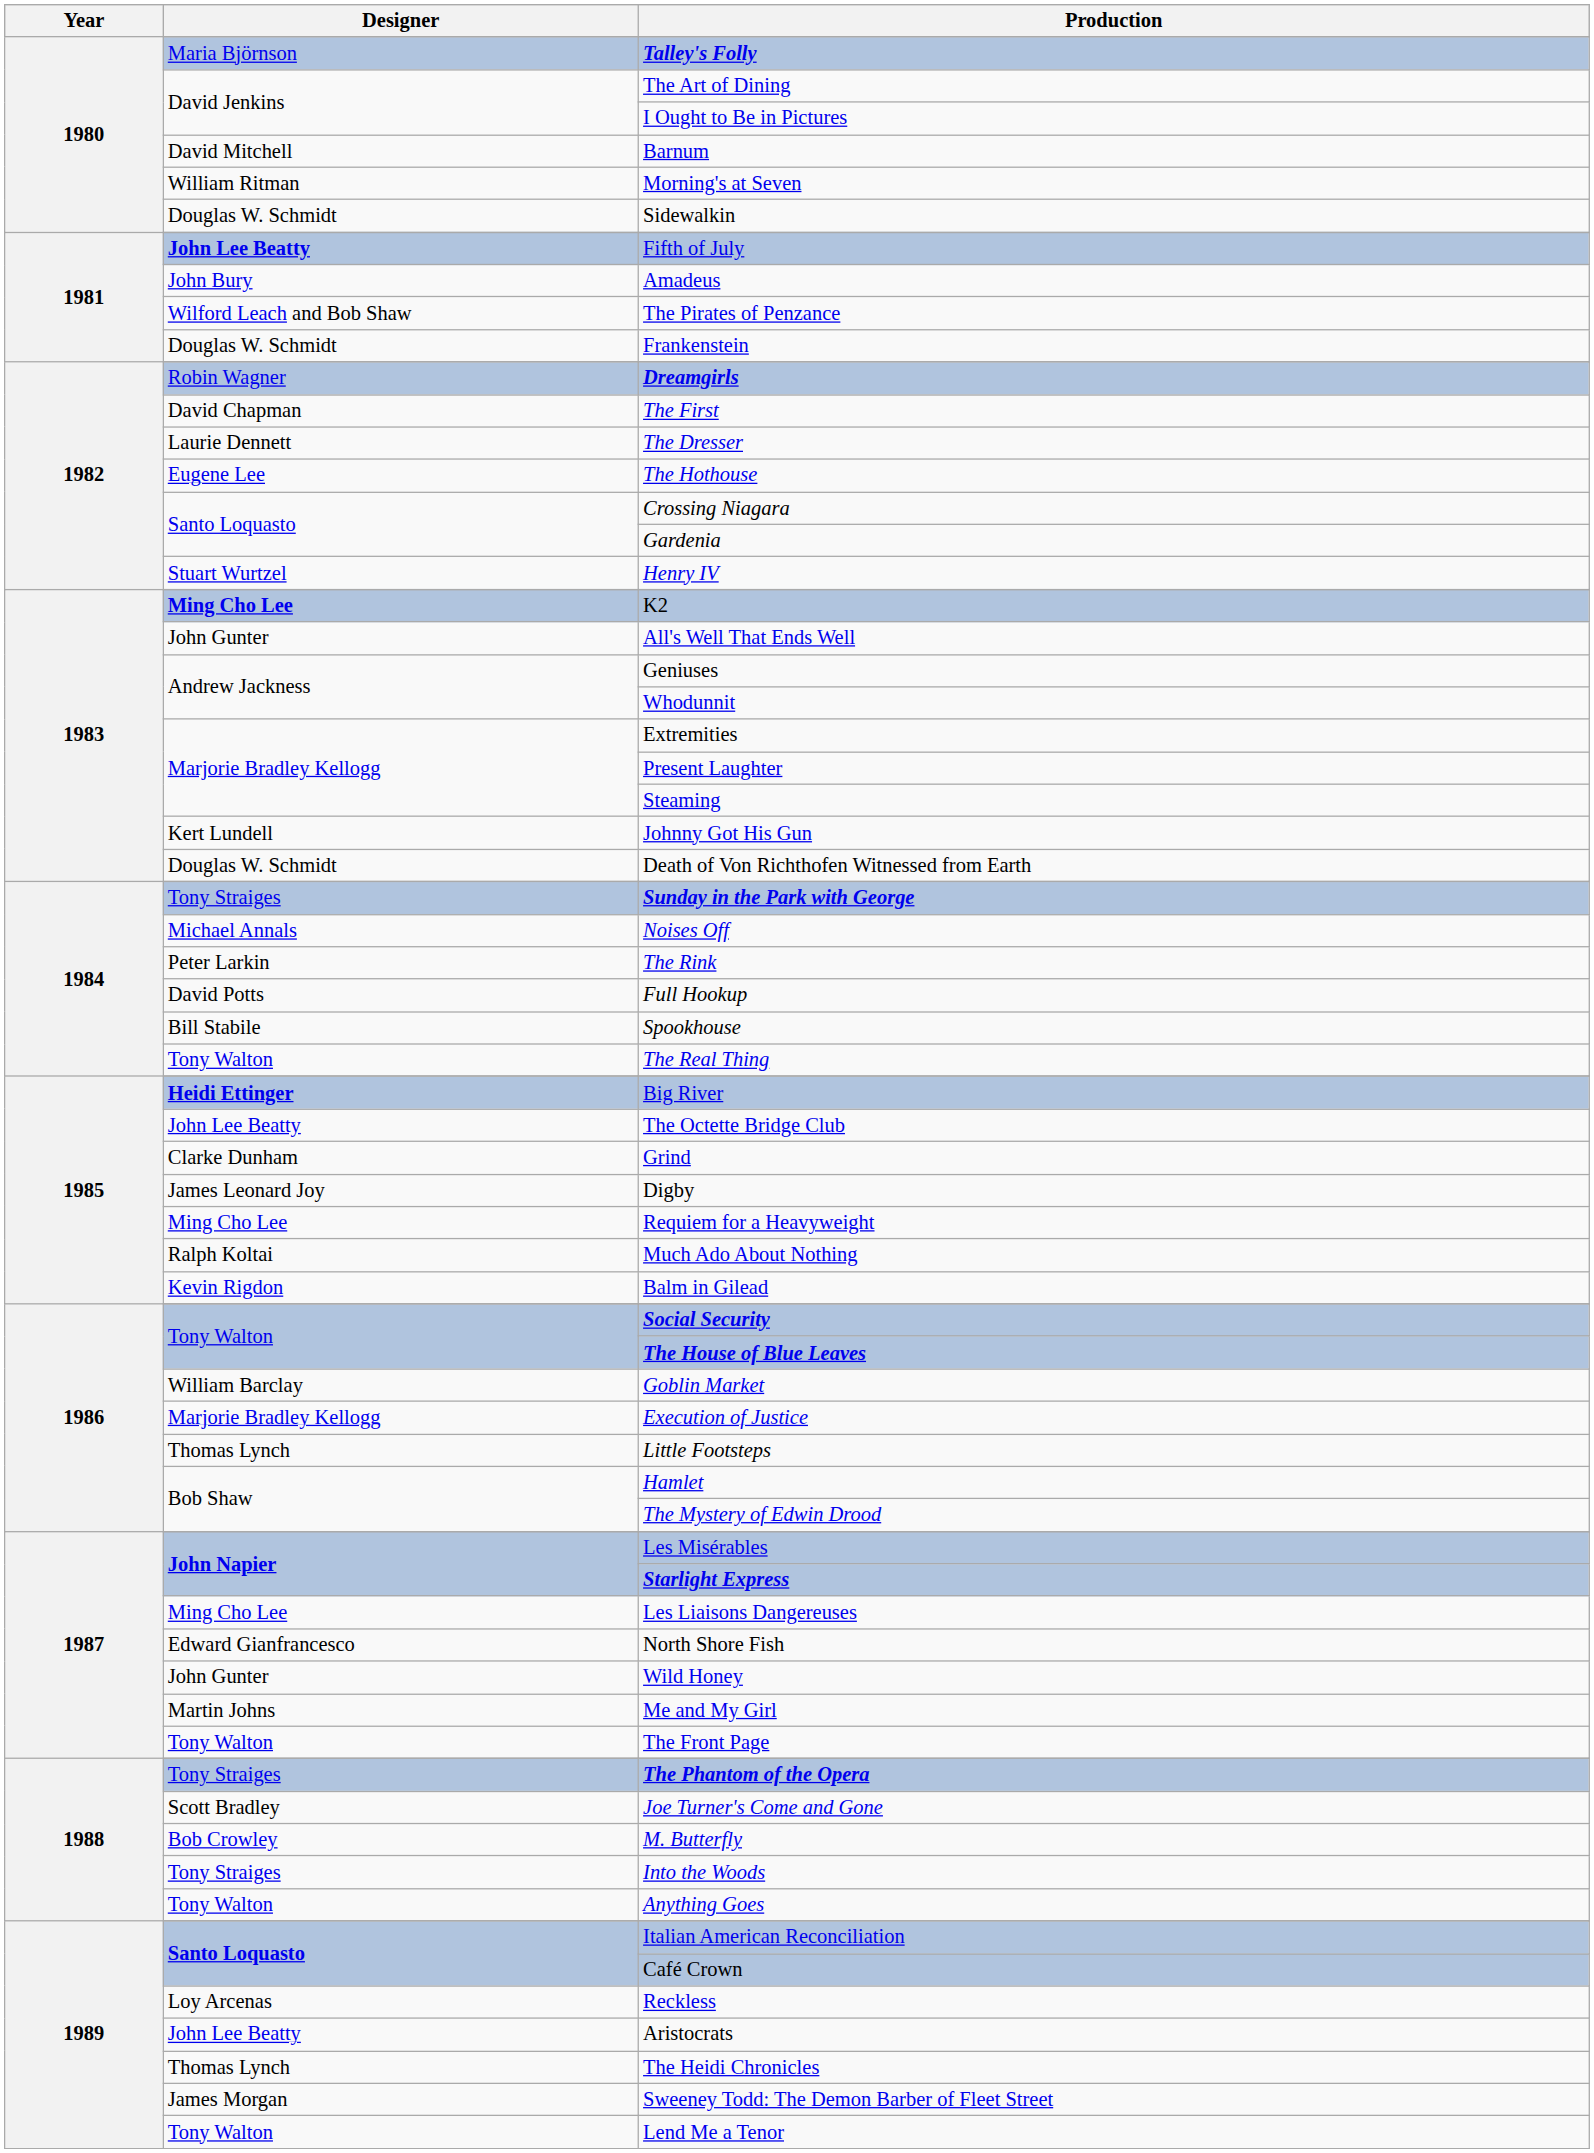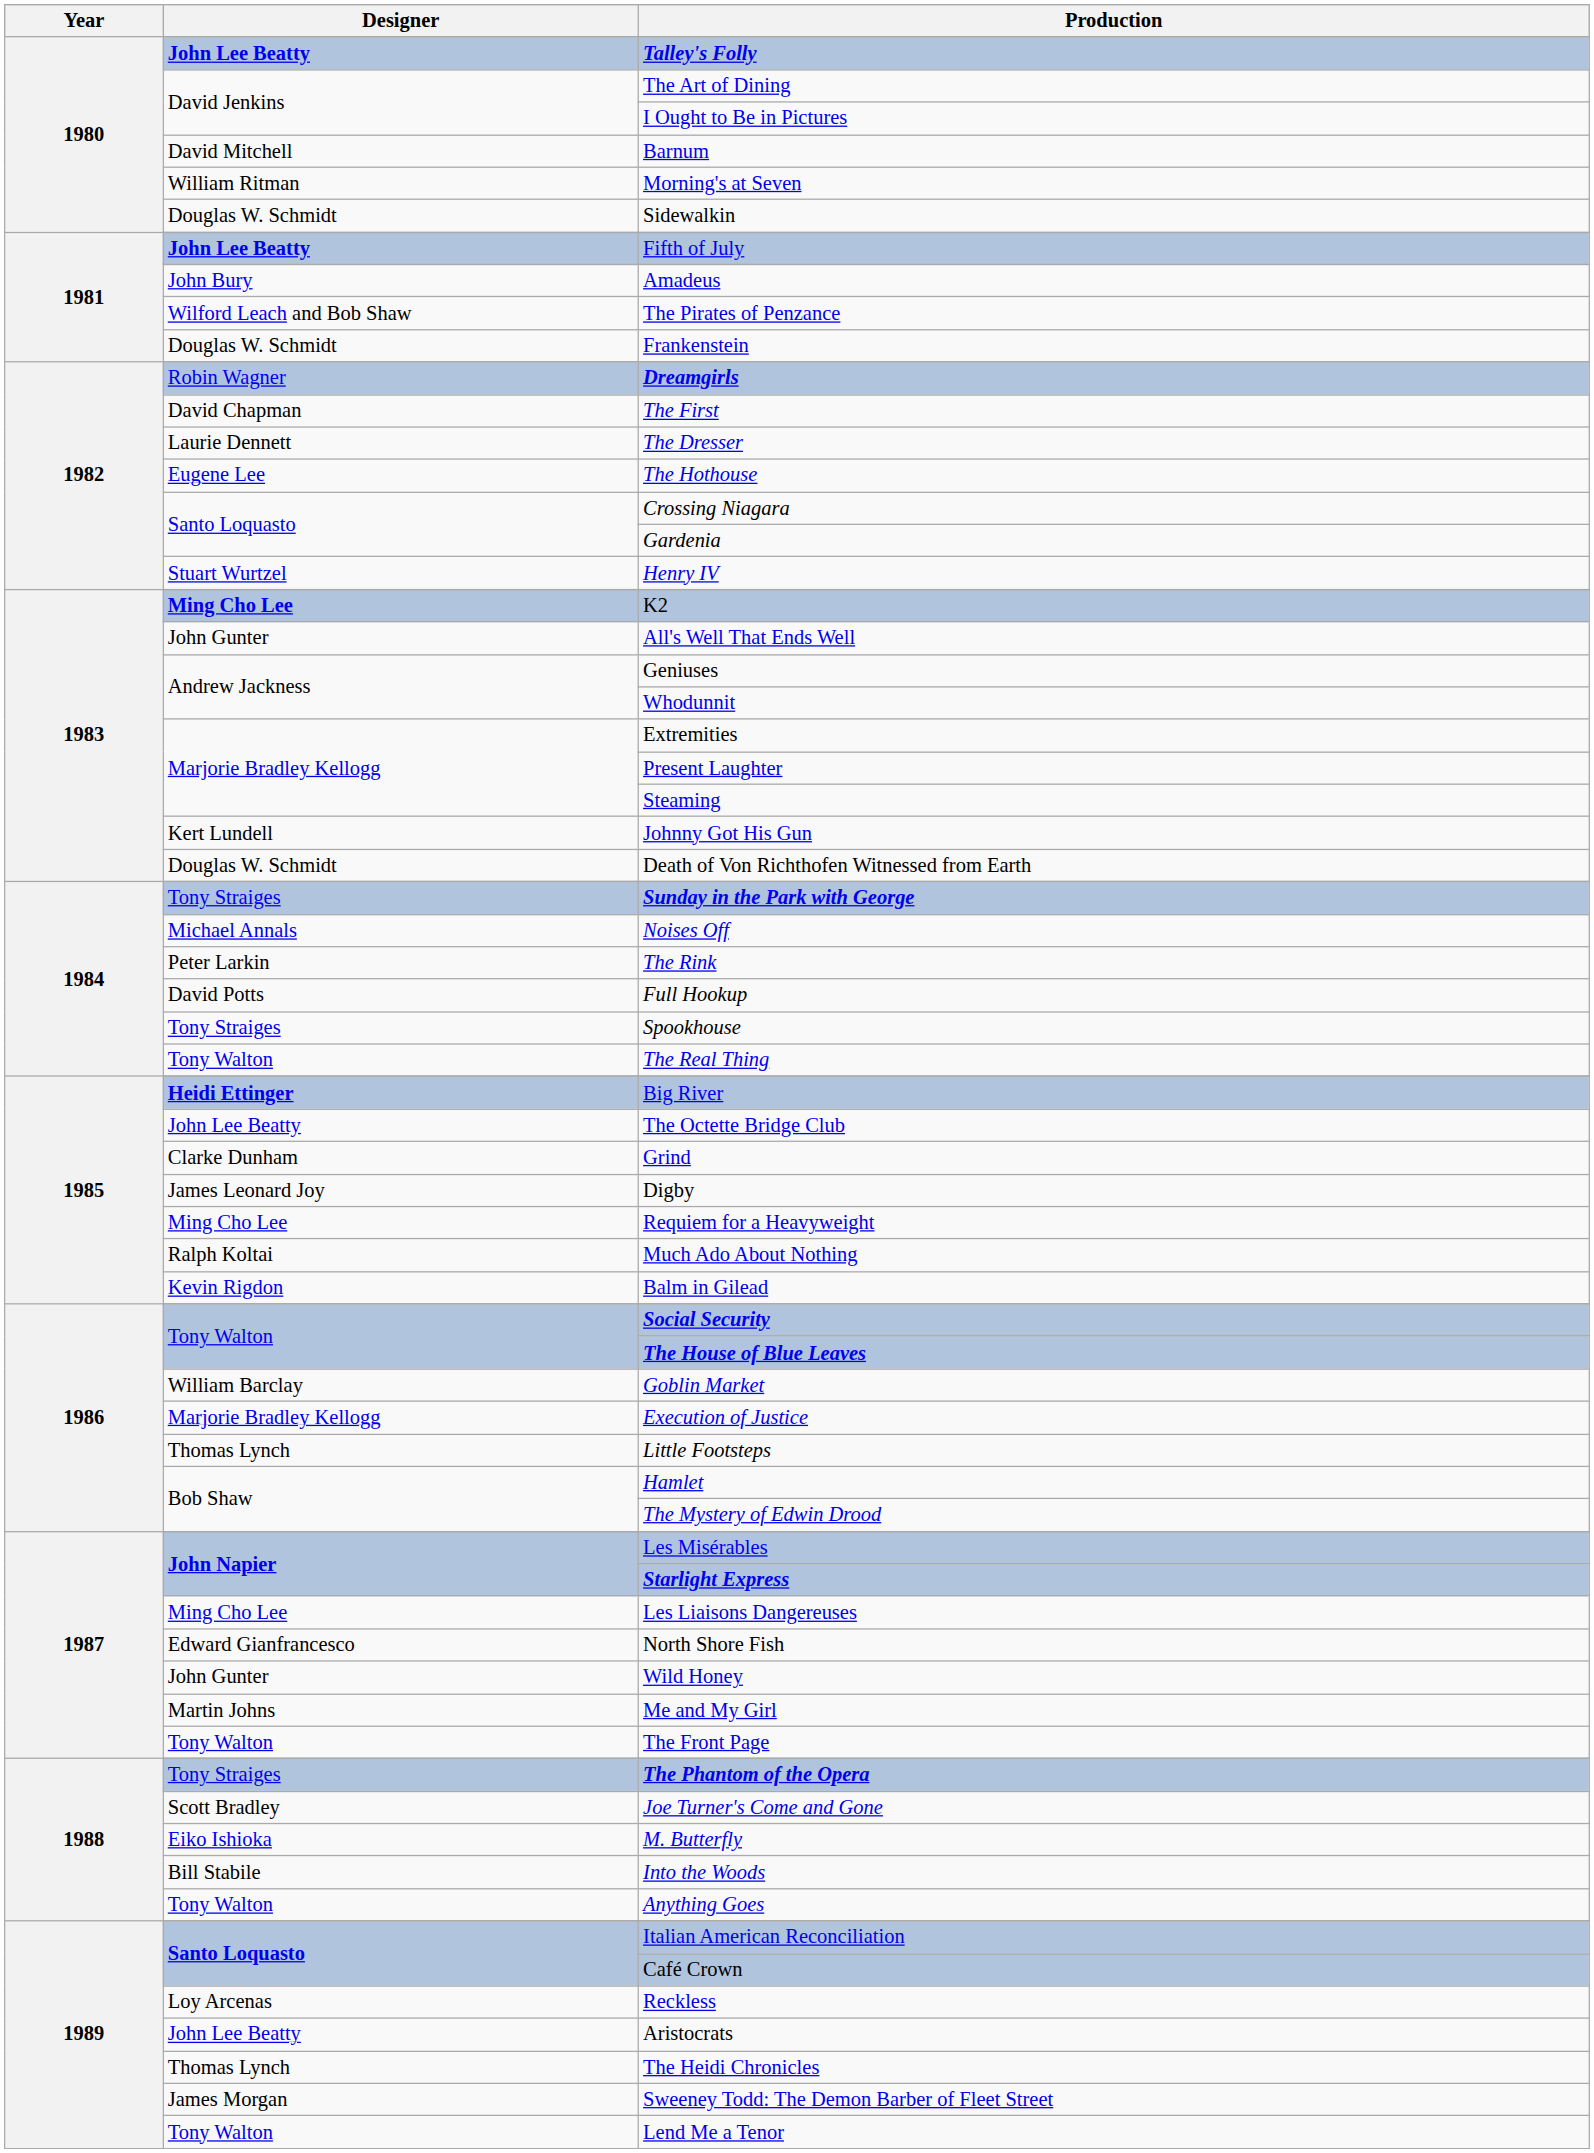(232, 53) Maria Björnson -> (239, 53) John Lee Beatty
(214, 1027) Bill Stabile -> (224, 1027) Tony Straiges
(223, 1839) Bob Crowley -> (220, 1839) Eiko Ishioka
(224, 1872) Tony Straiges -> (214, 1872) Bill Stabile
